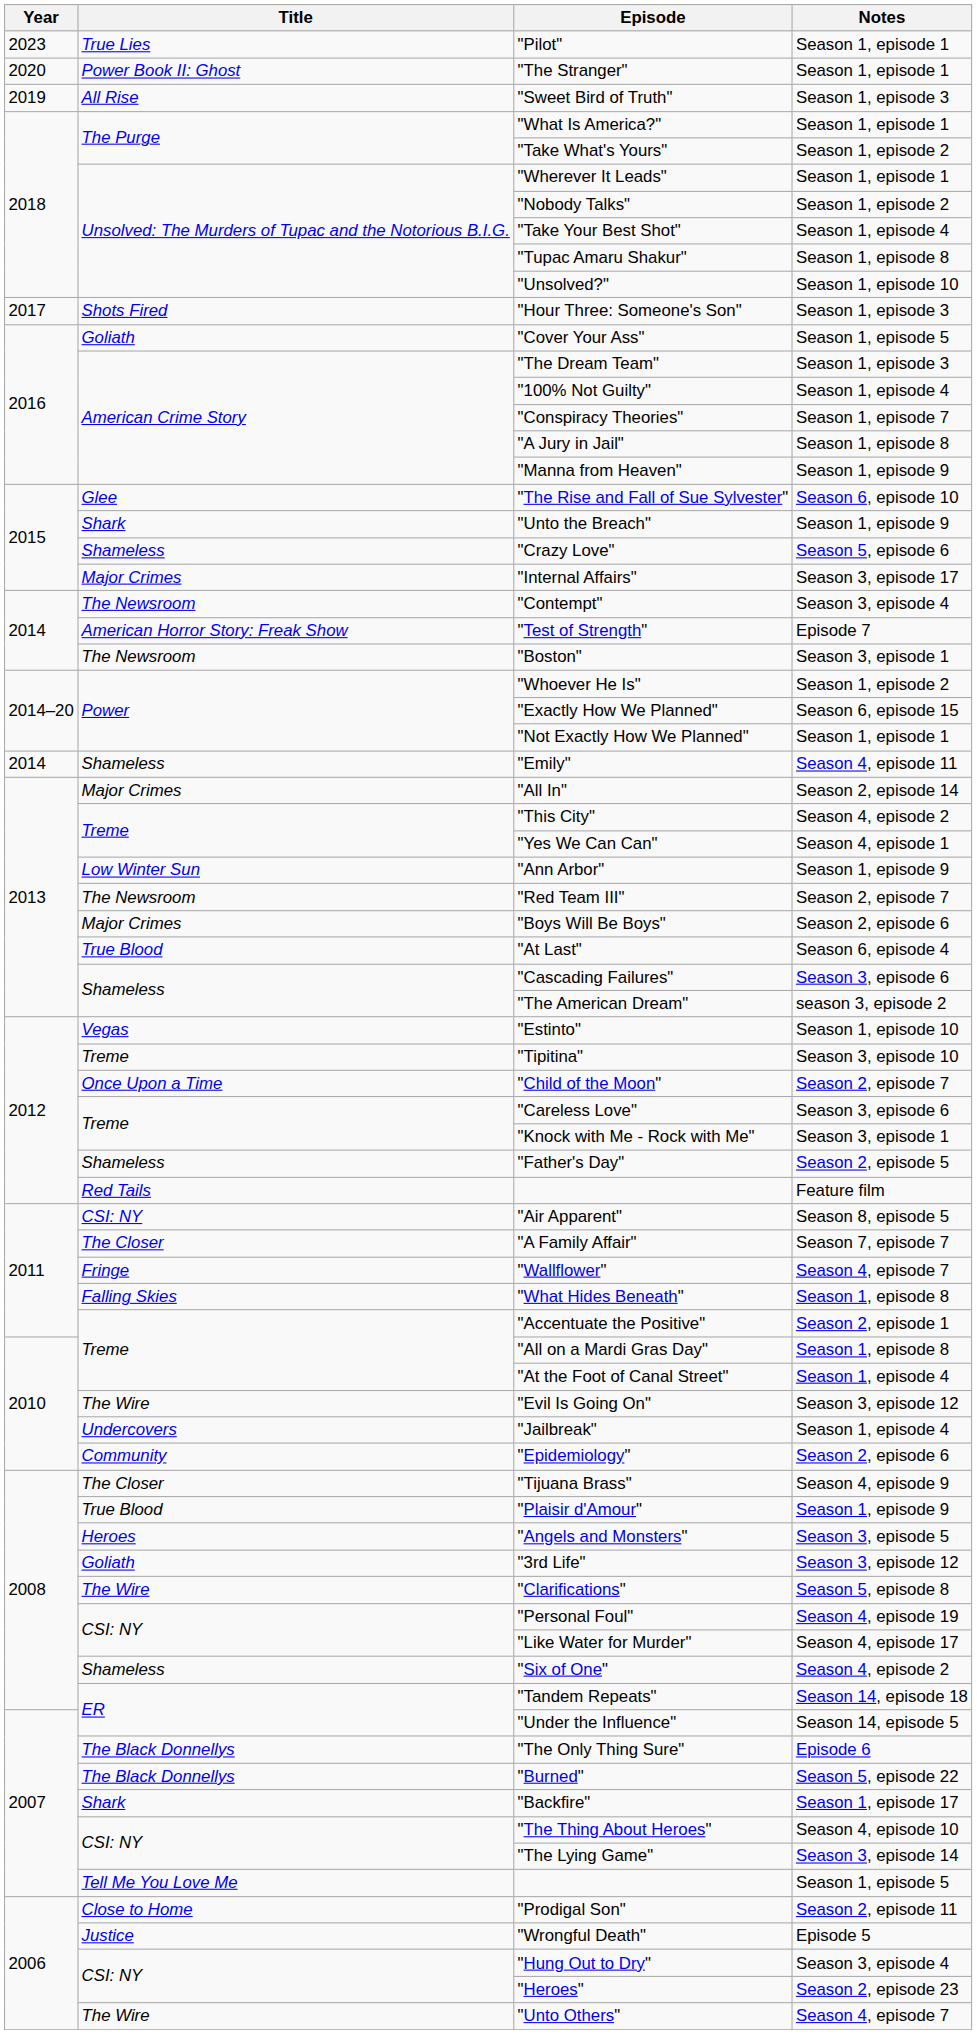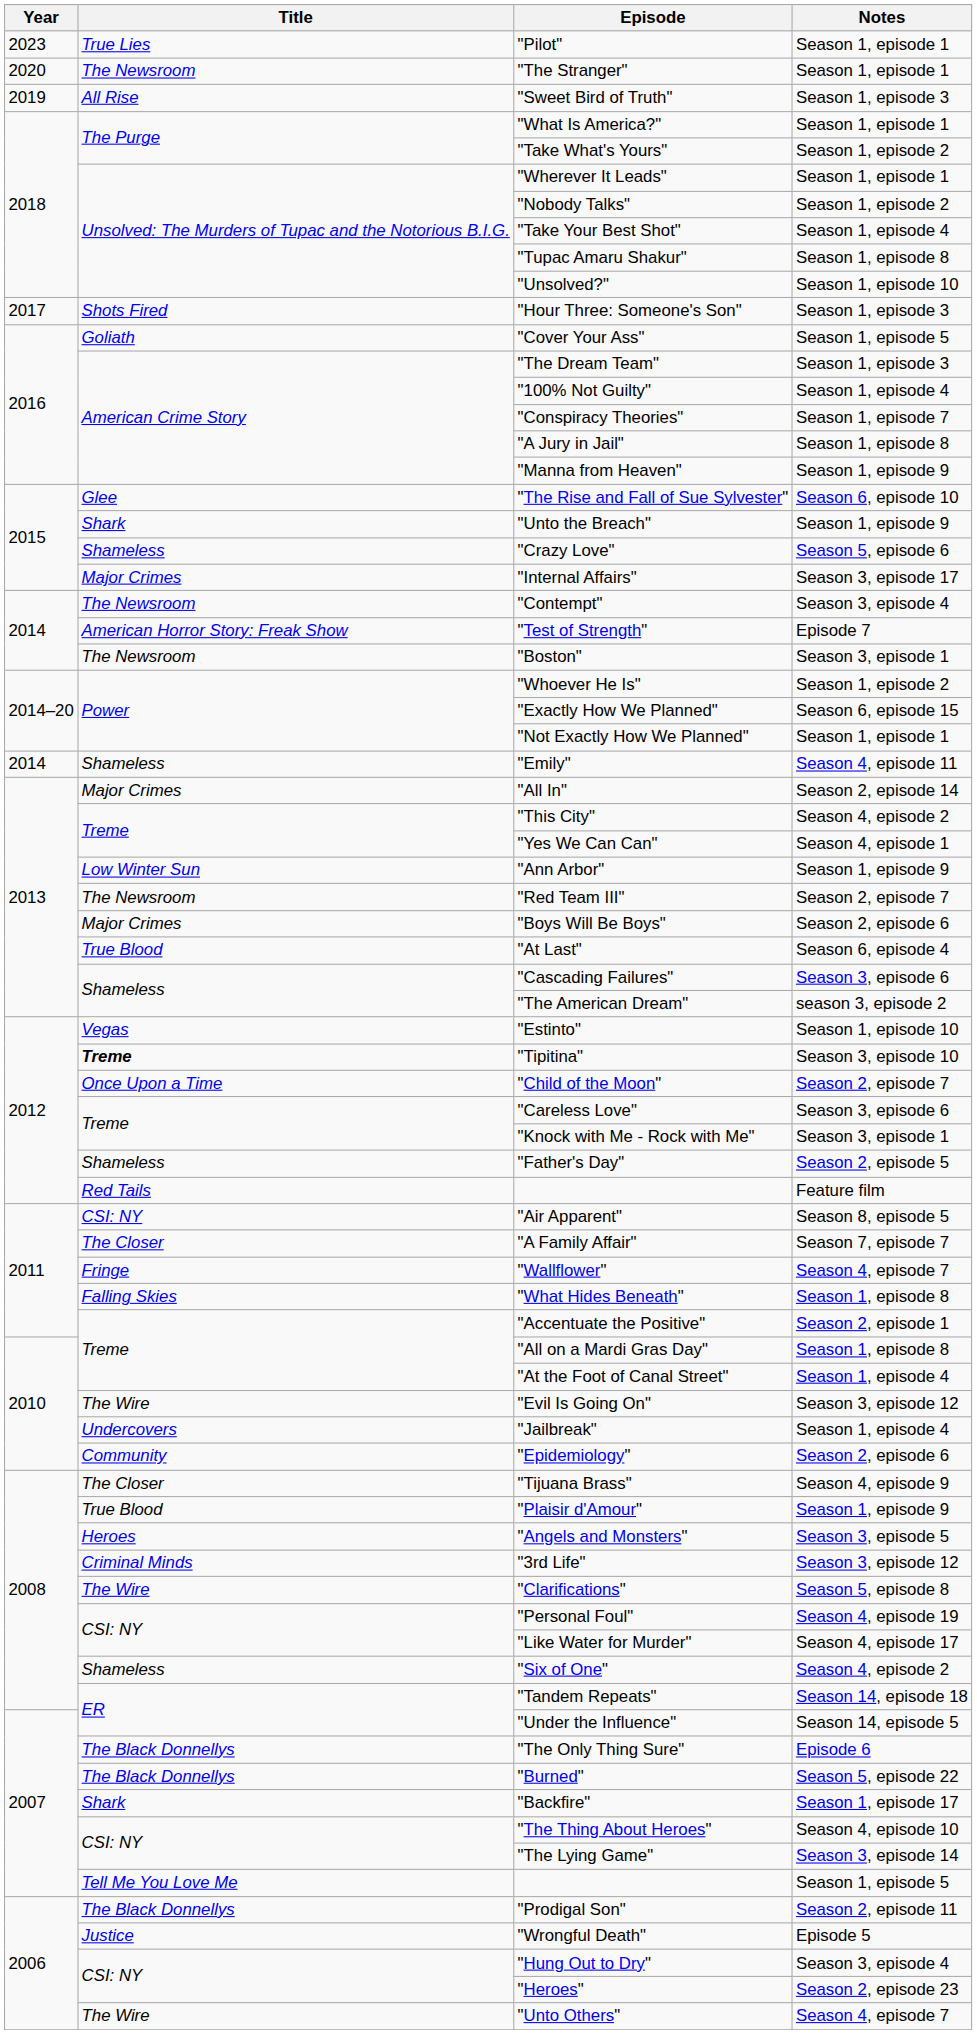(161, 71) Power Book II: Ghost -> (139, 71) The Newsroom
(105, 1056) normal -> (107, 1056) bold
(108, 1563) Goliath -> (137, 1563) Criminal Minds
(137, 1909) Close to Home -> (158, 1909) The Black Donnellys
